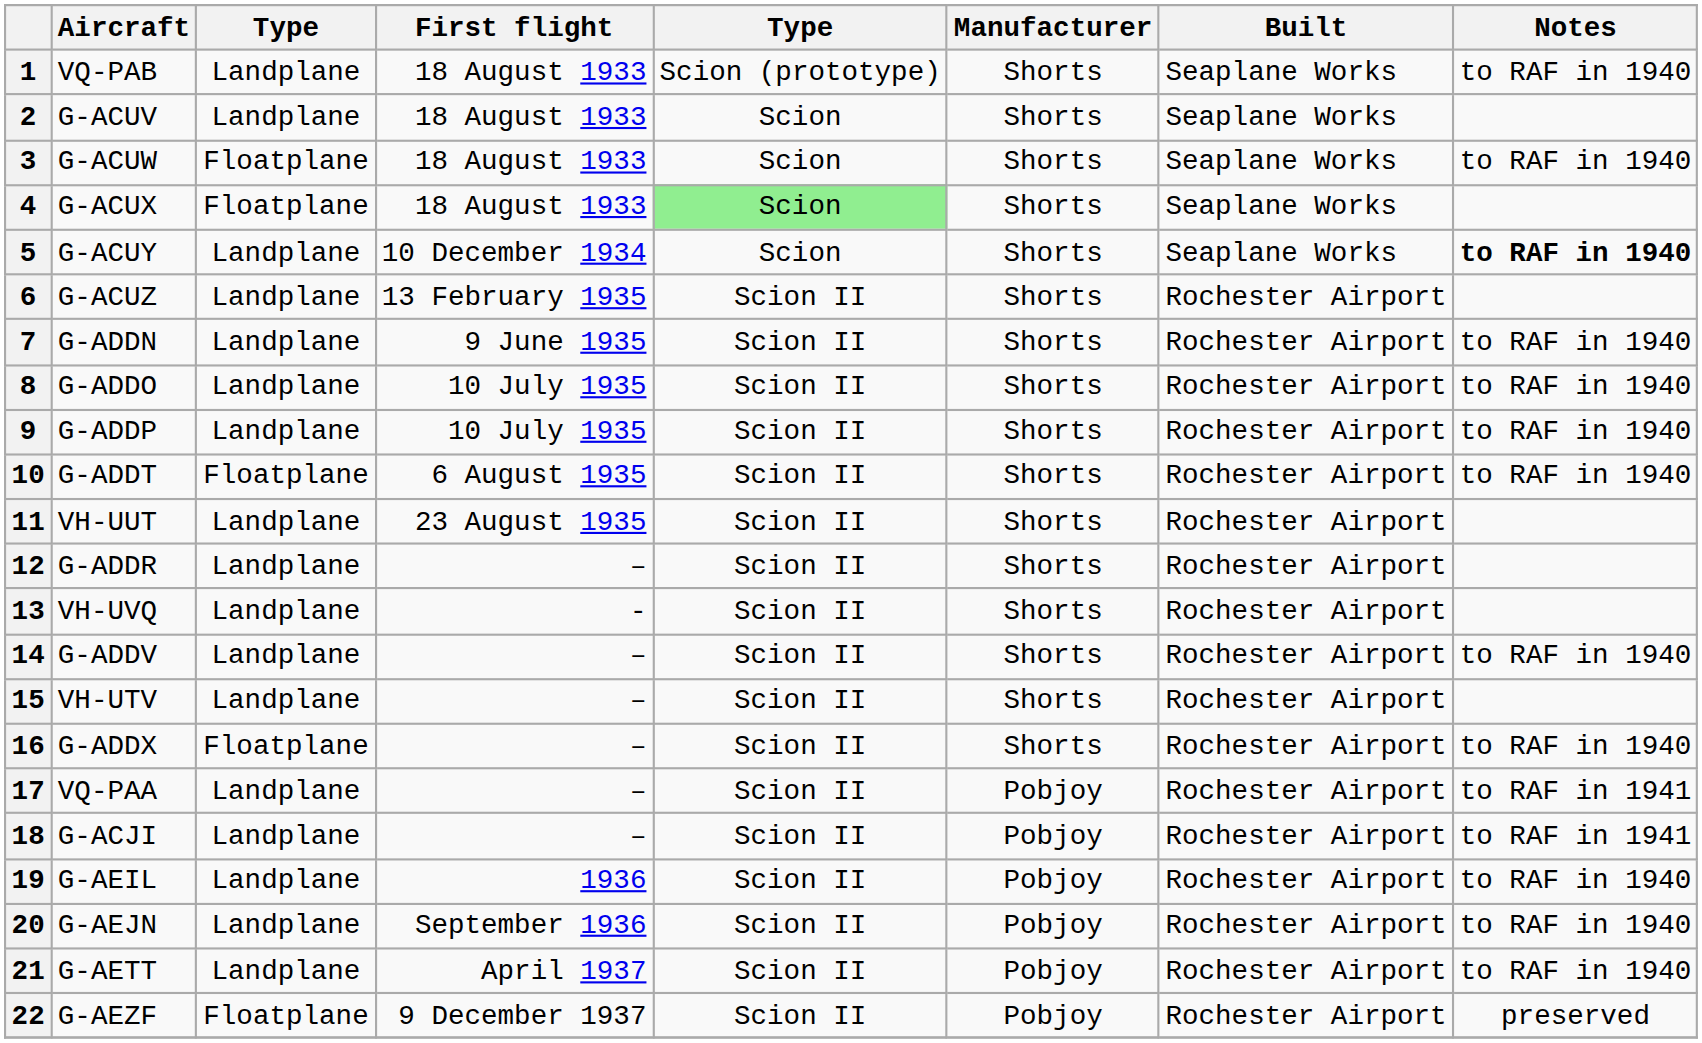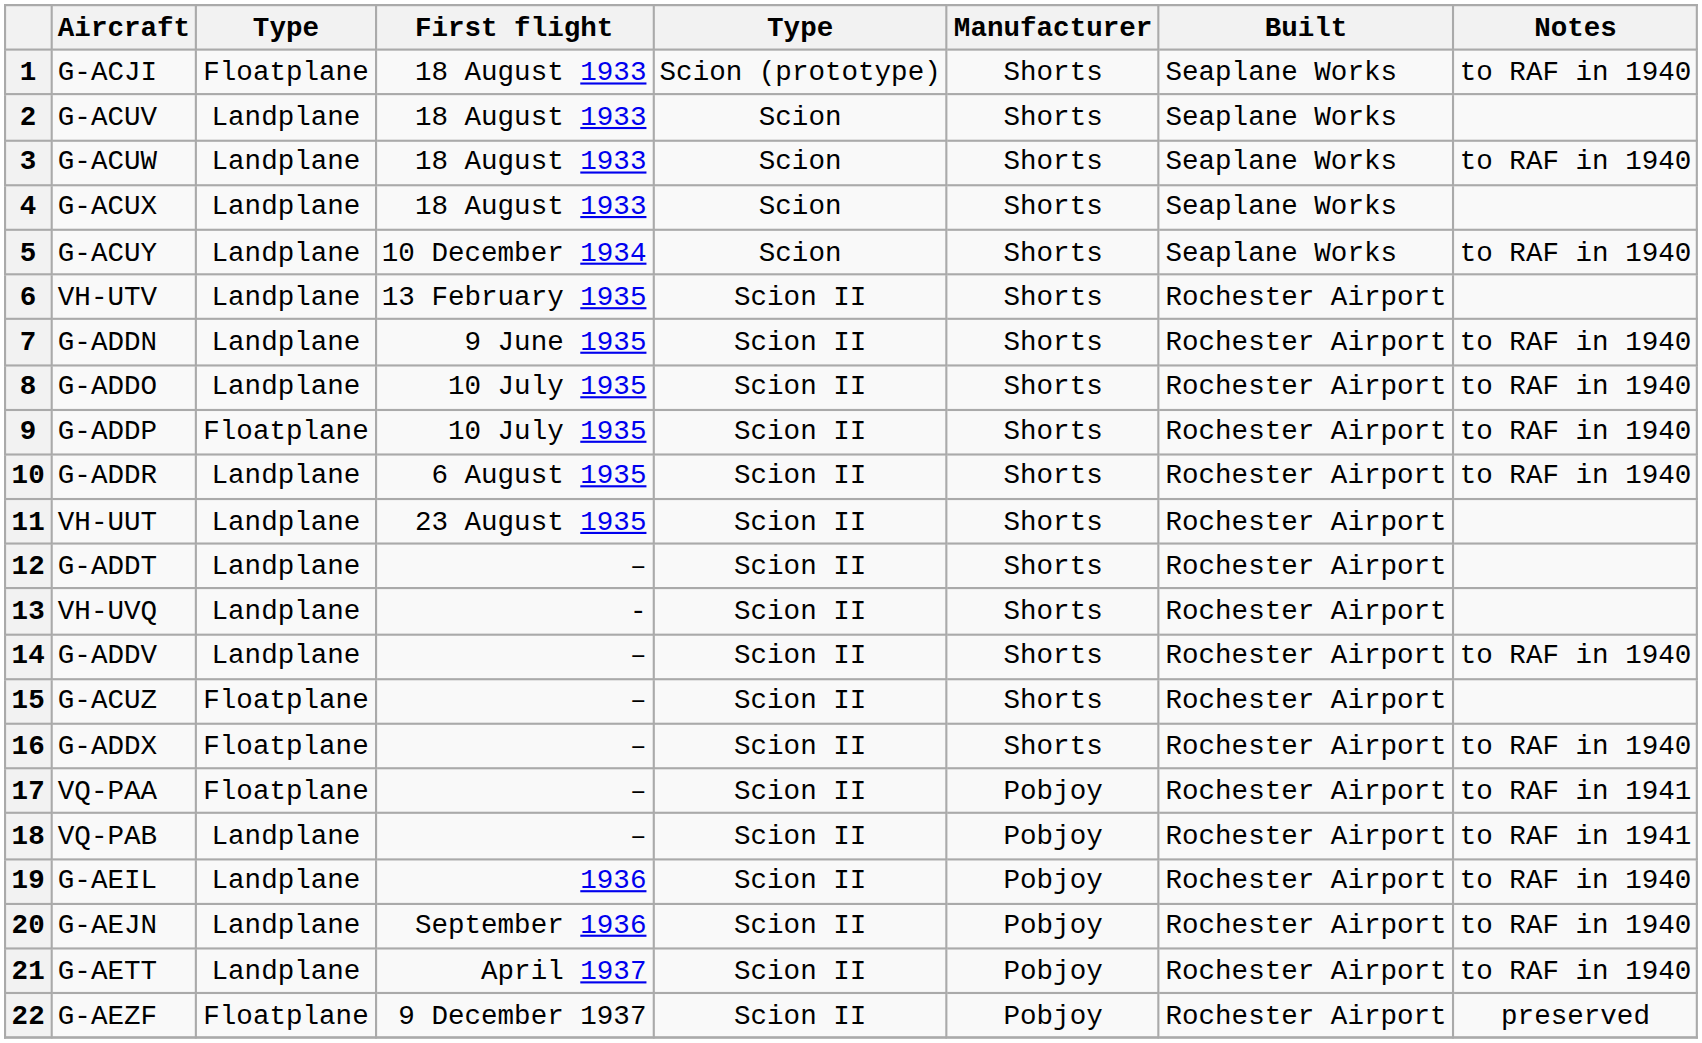(107, 72) VQ-PAB -> (107, 72) G-ACJI
(286, 72) Landplane -> (286, 72) Floatplane
(286, 162) Floatplane -> (286, 162) Landplane
(286, 207) Floatplane -> (286, 207) Landplane
(800, 207) lightgreen background -> (800, 207) no background
(1576, 252) bold -> (1576, 252) normal
(107, 297) G-ACUZ -> (107, 297) VH-UTV
(286, 432) Landplane -> (286, 432) Floatplane
(107, 477) G-ADDT -> (107, 477) G-ADDR
(286, 477) Floatplane -> (286, 477) Landplane
(107, 567) G-ADDR -> (107, 567) G-ADDT
(107, 701) VH-UTV -> (107, 701) G-ACUZ
(286, 701) Landplane -> (286, 701) Floatplane
(286, 791) Landplane -> (286, 791) Floatplane
(107, 836) G-ACJI -> (107, 836) VQ-PAB
